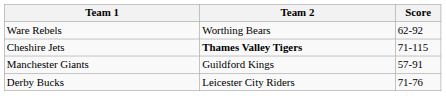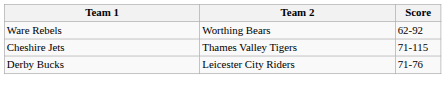(252, 47) bold -> (250, 47) normal
- row: (48, 64)
